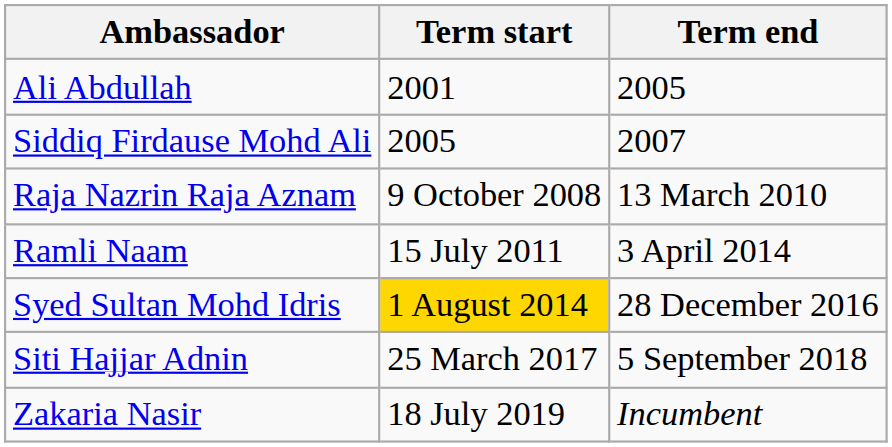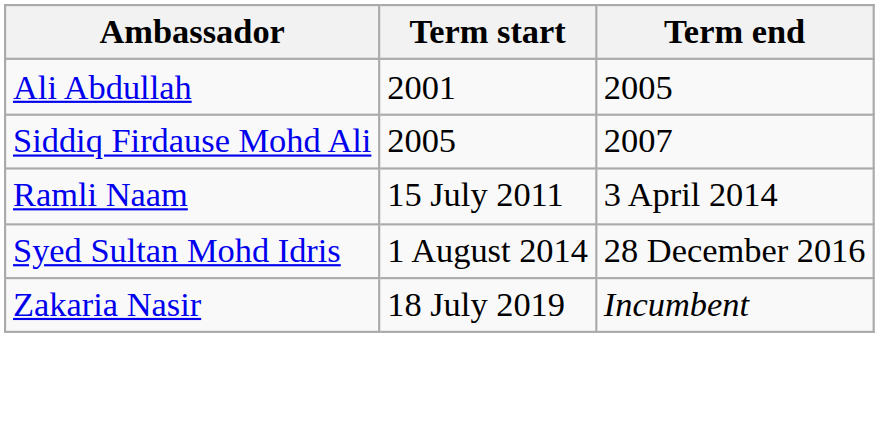- row: (184, 195)
(488, 304) gold background -> (488, 250) no background
- row: (131, 359)
